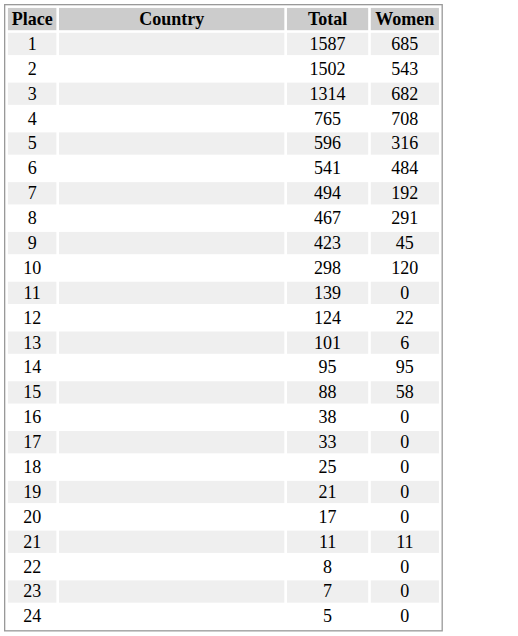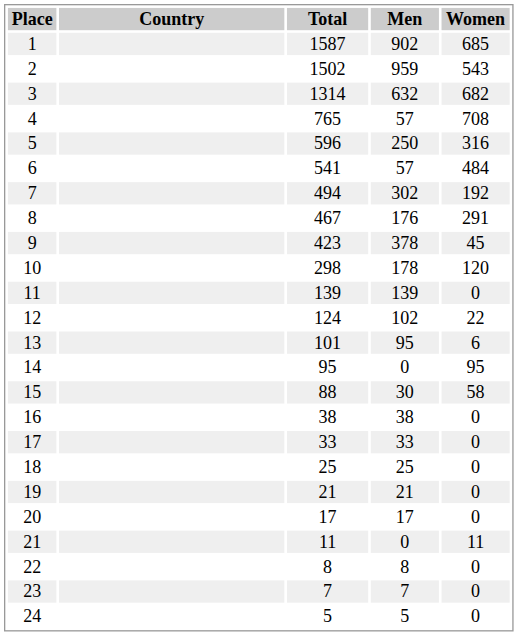+ column: (405, 19)
